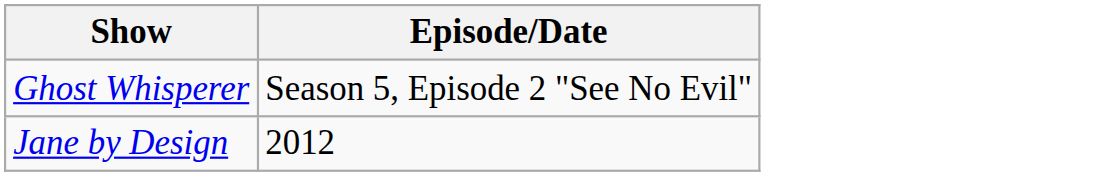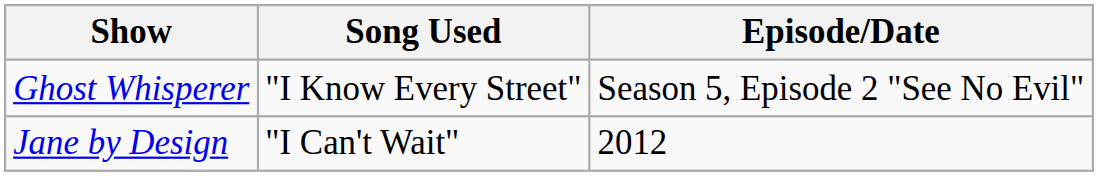+ column: (423, 32)
